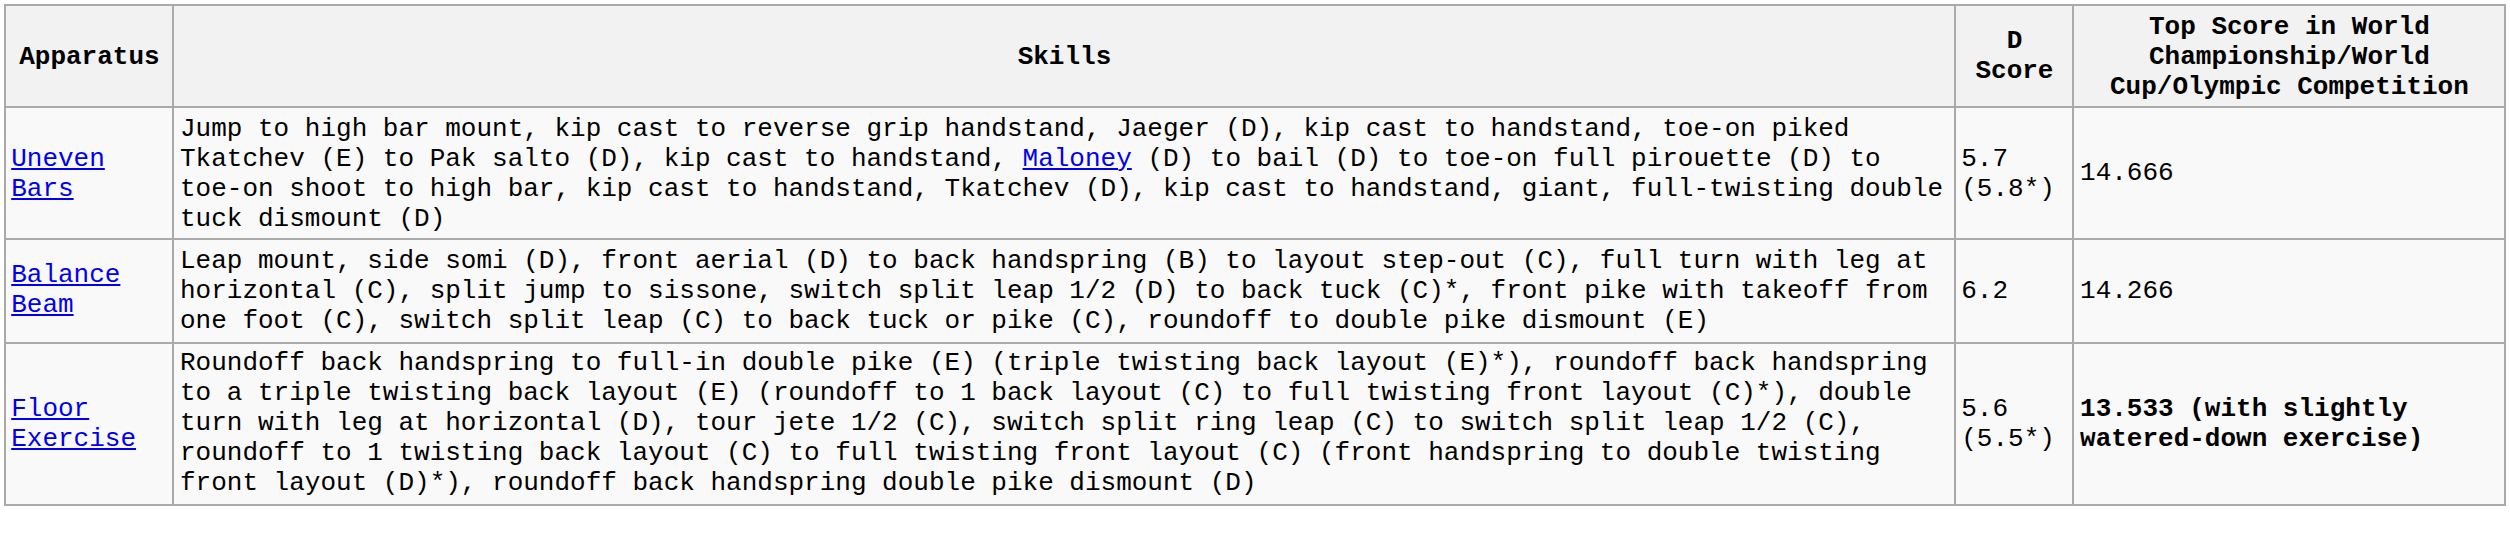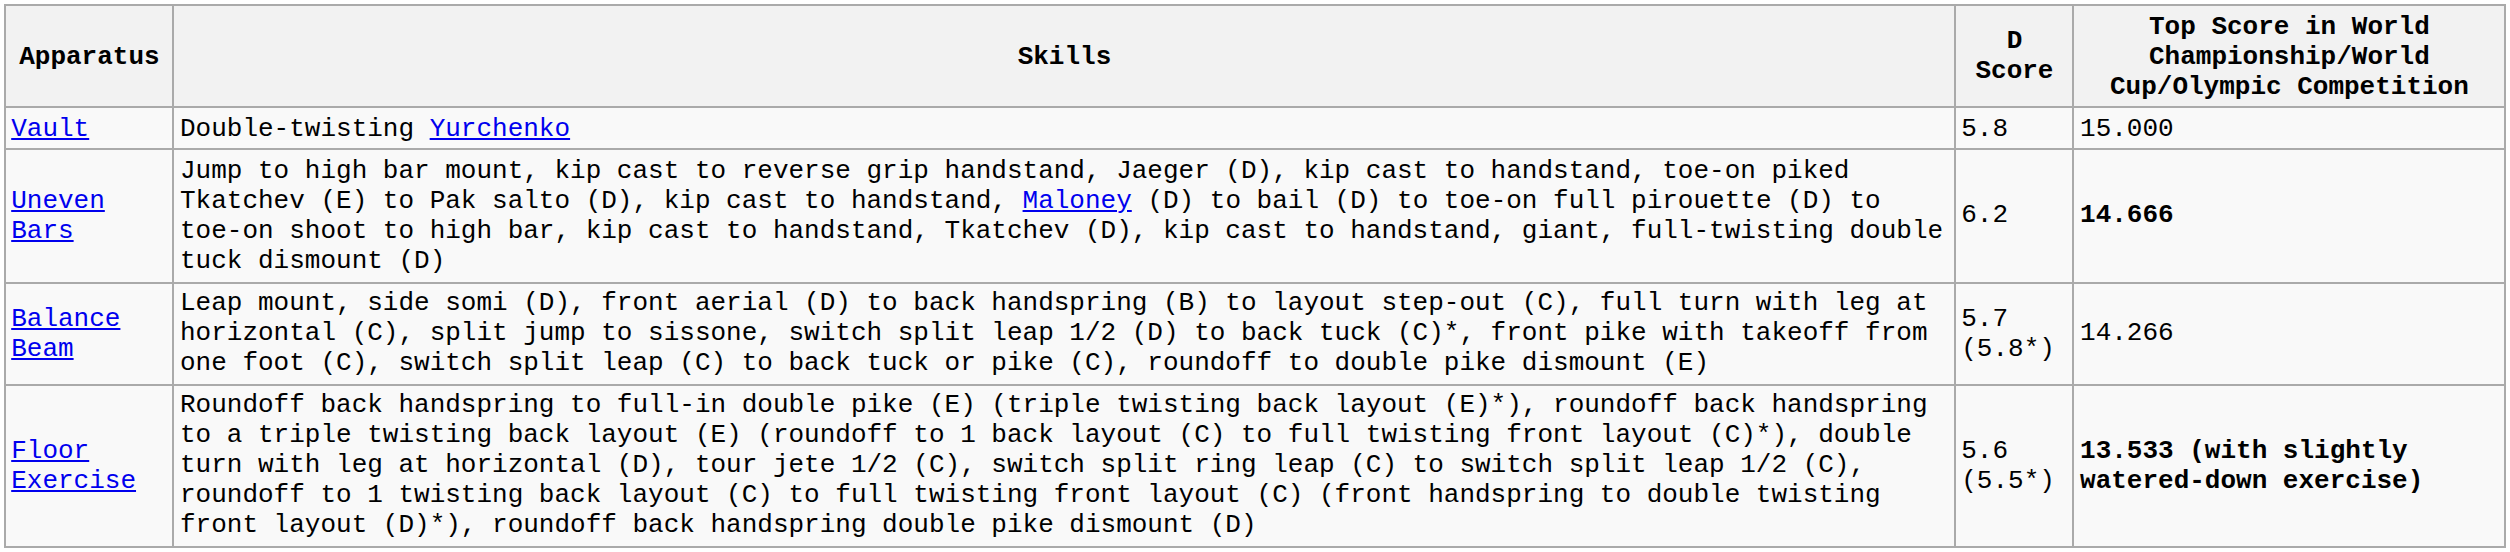+ row: (50, 129)
(2008, 174) 5.7 (5.8*) -> (1985, 216) 6.2
(2127, 174) normal -> (2127, 216) bold
(1985, 291) 6.2 -> (2008, 333) 5.7 (5.8*)
